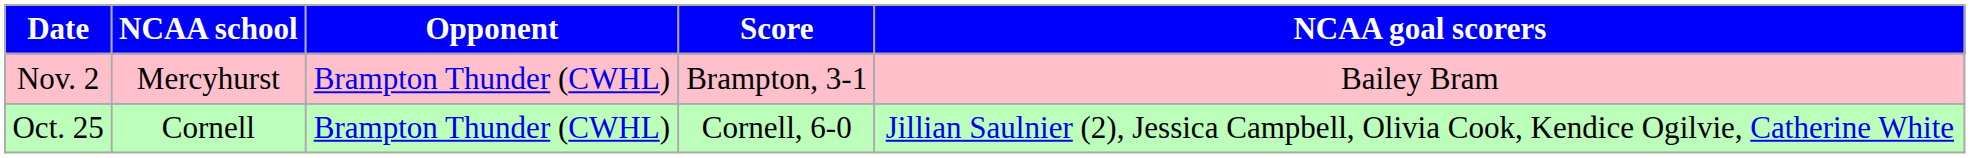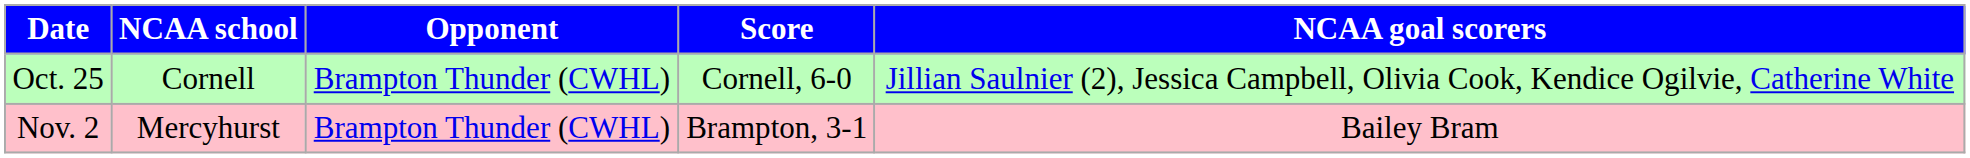rows swapped: (58, 127) <-> (58, 78)
